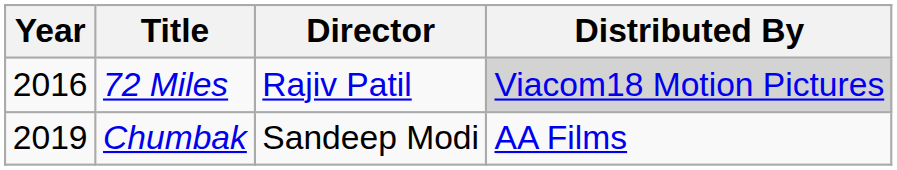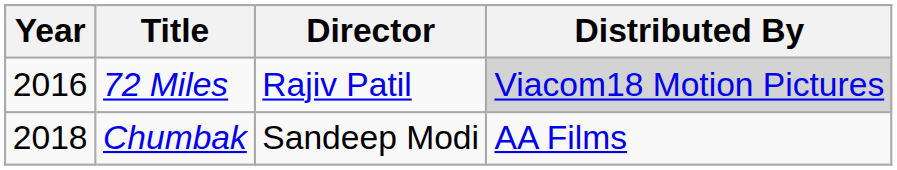(50, 137) 2019 -> (50, 137) 2018
